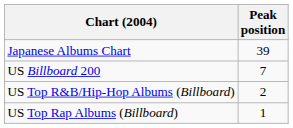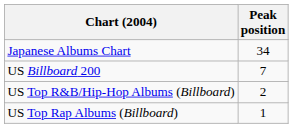(263, 50) 39 -> (263, 50) 34
